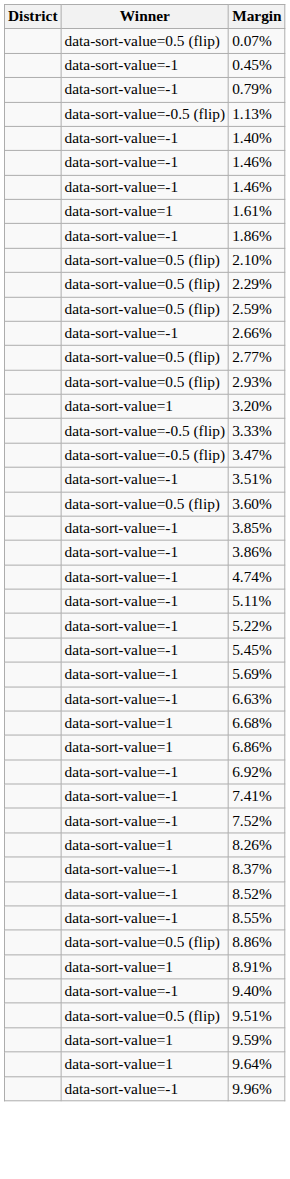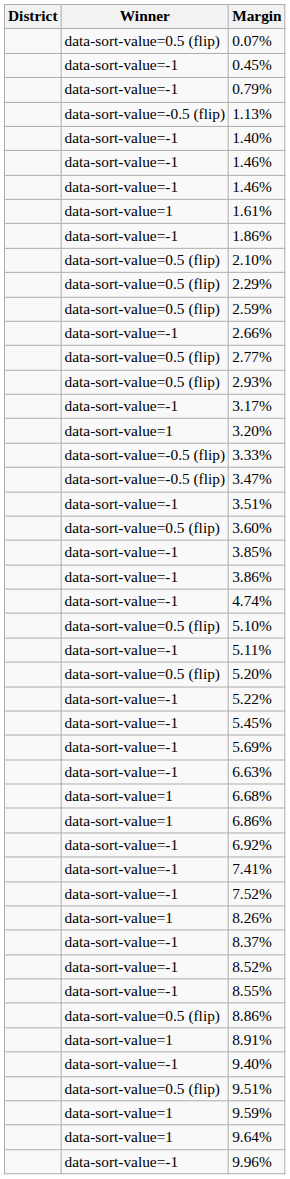+ row: (121, 406)
+ row: (142, 625)
+ row: (142, 674)
